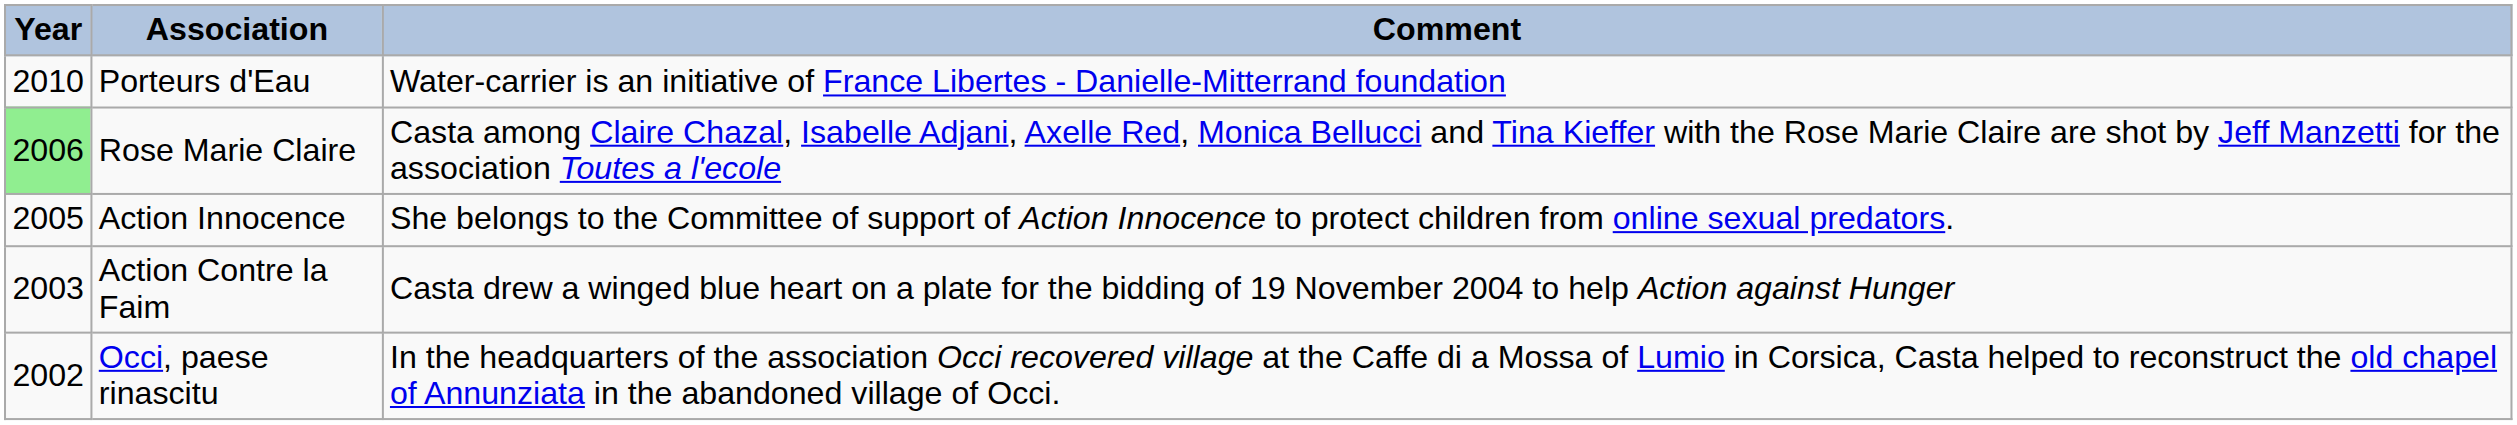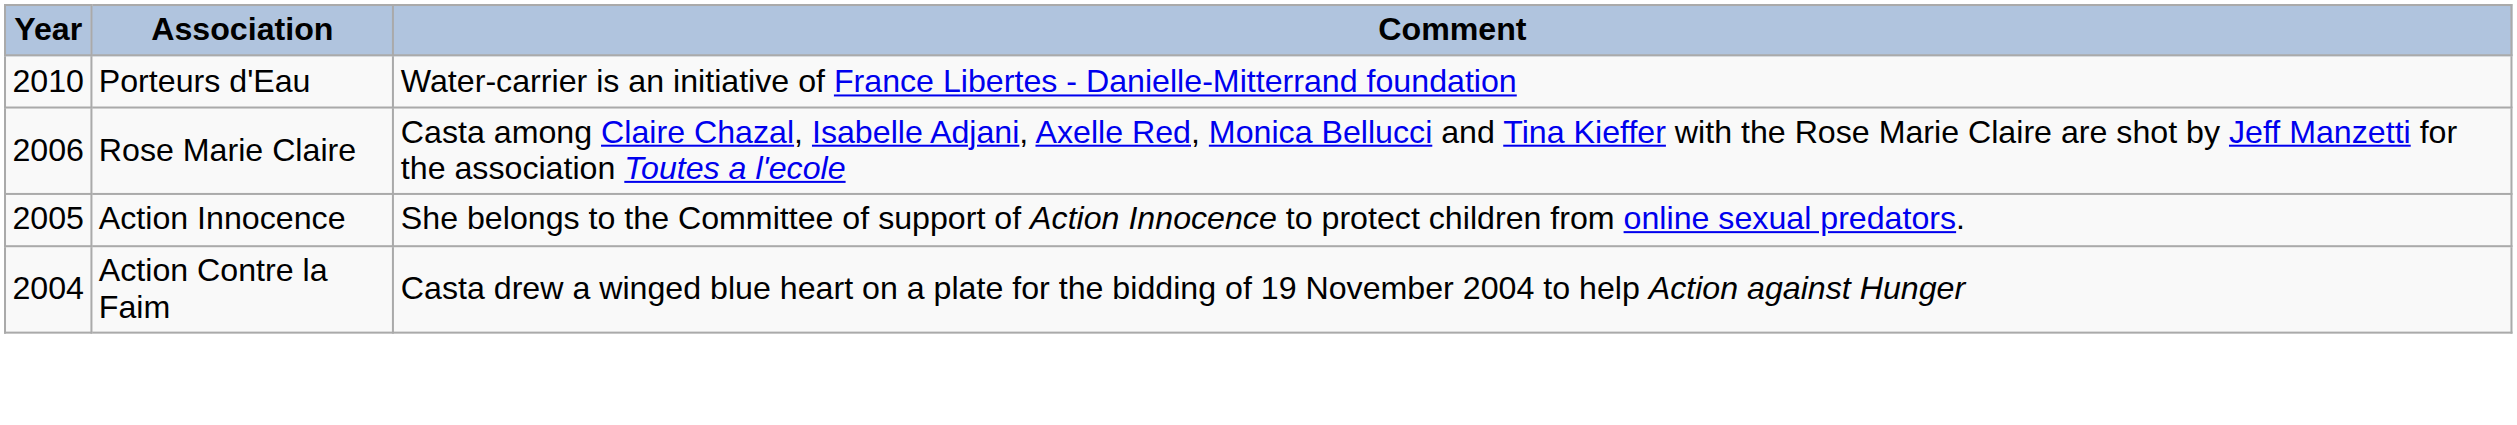(48, 150) lightgreen background -> (48, 150) no background
(48, 288) 2003 -> (48, 288) 2004
- row: (184, 375)
